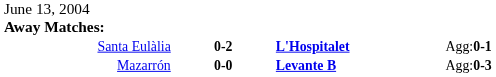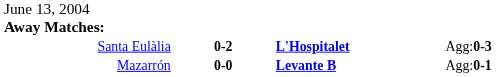(469, 46) Agg:0-1 -> (469, 46) Agg:0-3
(469, 65) Agg:0-3 -> (469, 65) Agg:0-1
